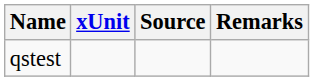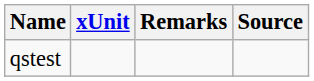columns swapped: (173, 22) <-> (259, 22)
